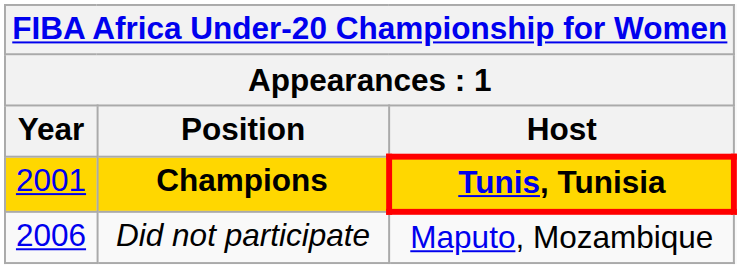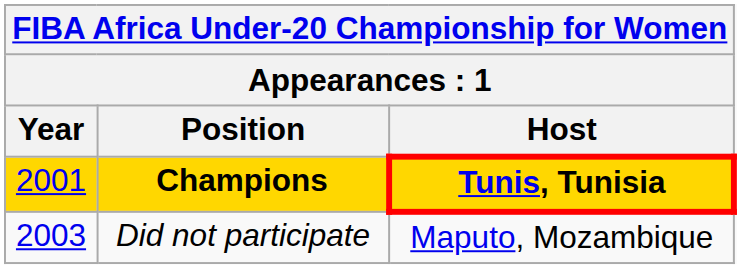(51, 235) 2006 -> (51, 235) 2003
